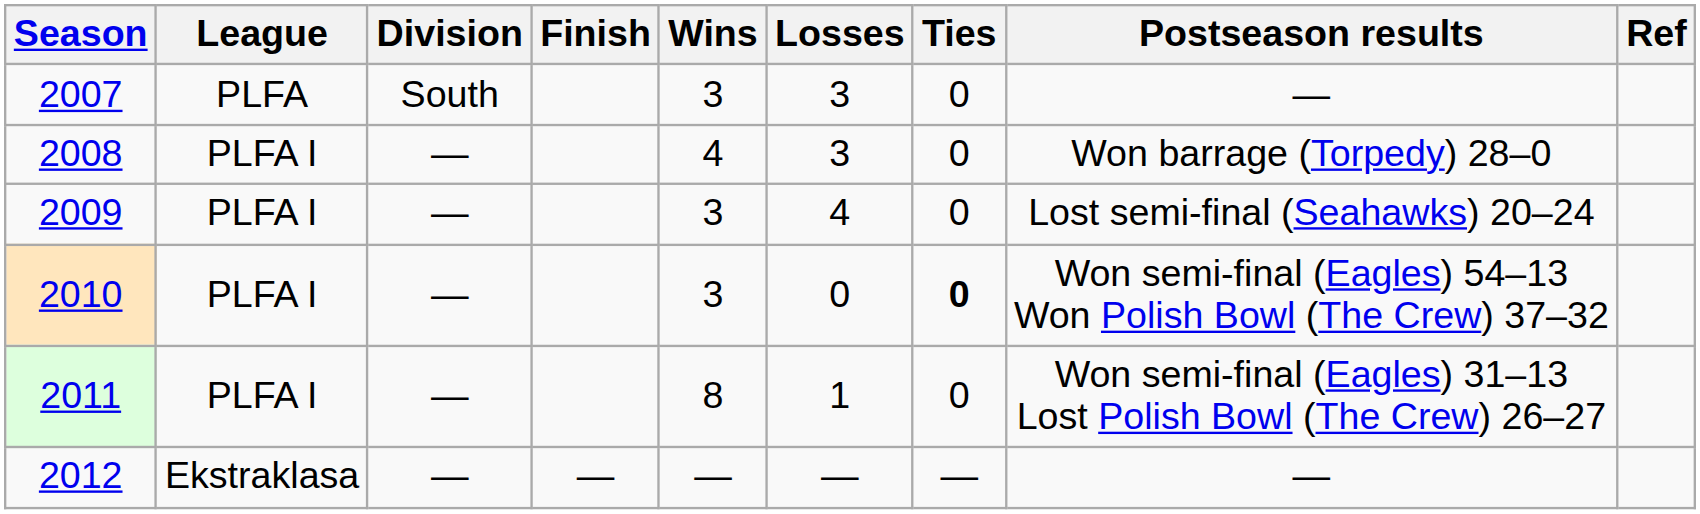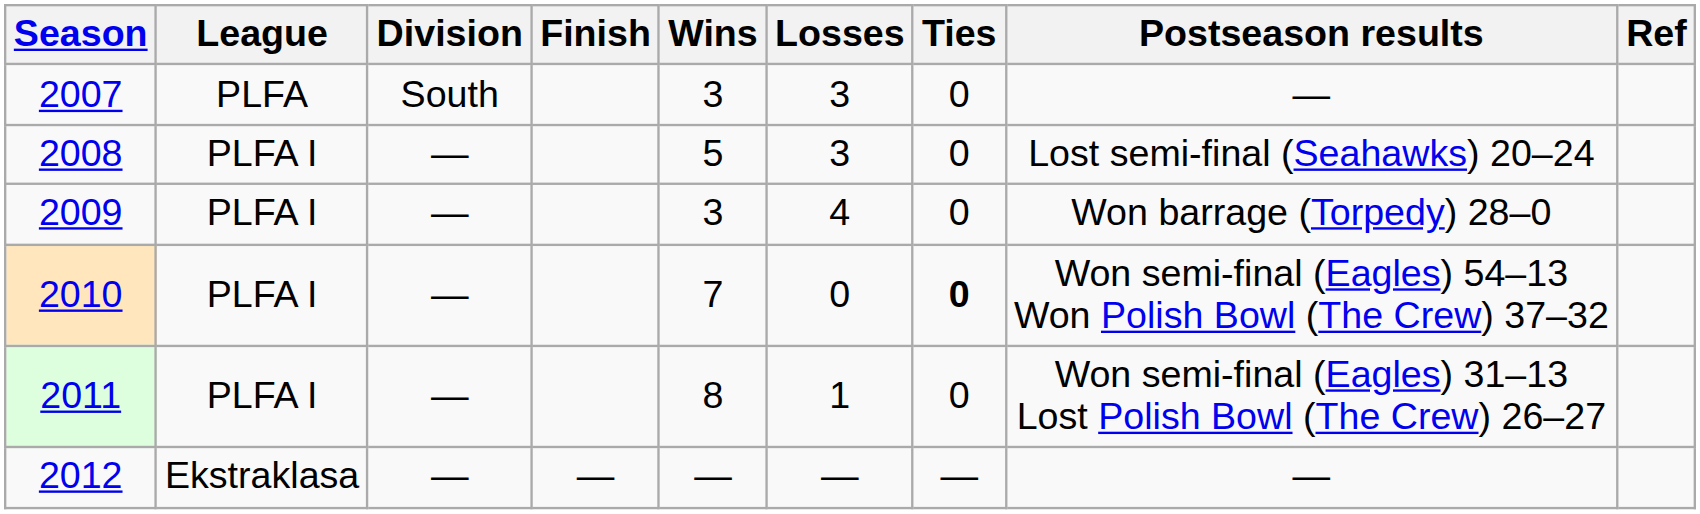(713, 153) 4 -> (713, 153) 5
(1311, 153) Won barrage (Torpedy) 28–0 -> (1311, 153) Lost semi-final (Seahawks) 20–24
(1311, 213) Lost semi-final (Seahawks) 20–24 -> (1311, 213) Won barrage (Torpedy) 28–0
(713, 293) 3 -> (713, 293) 7
